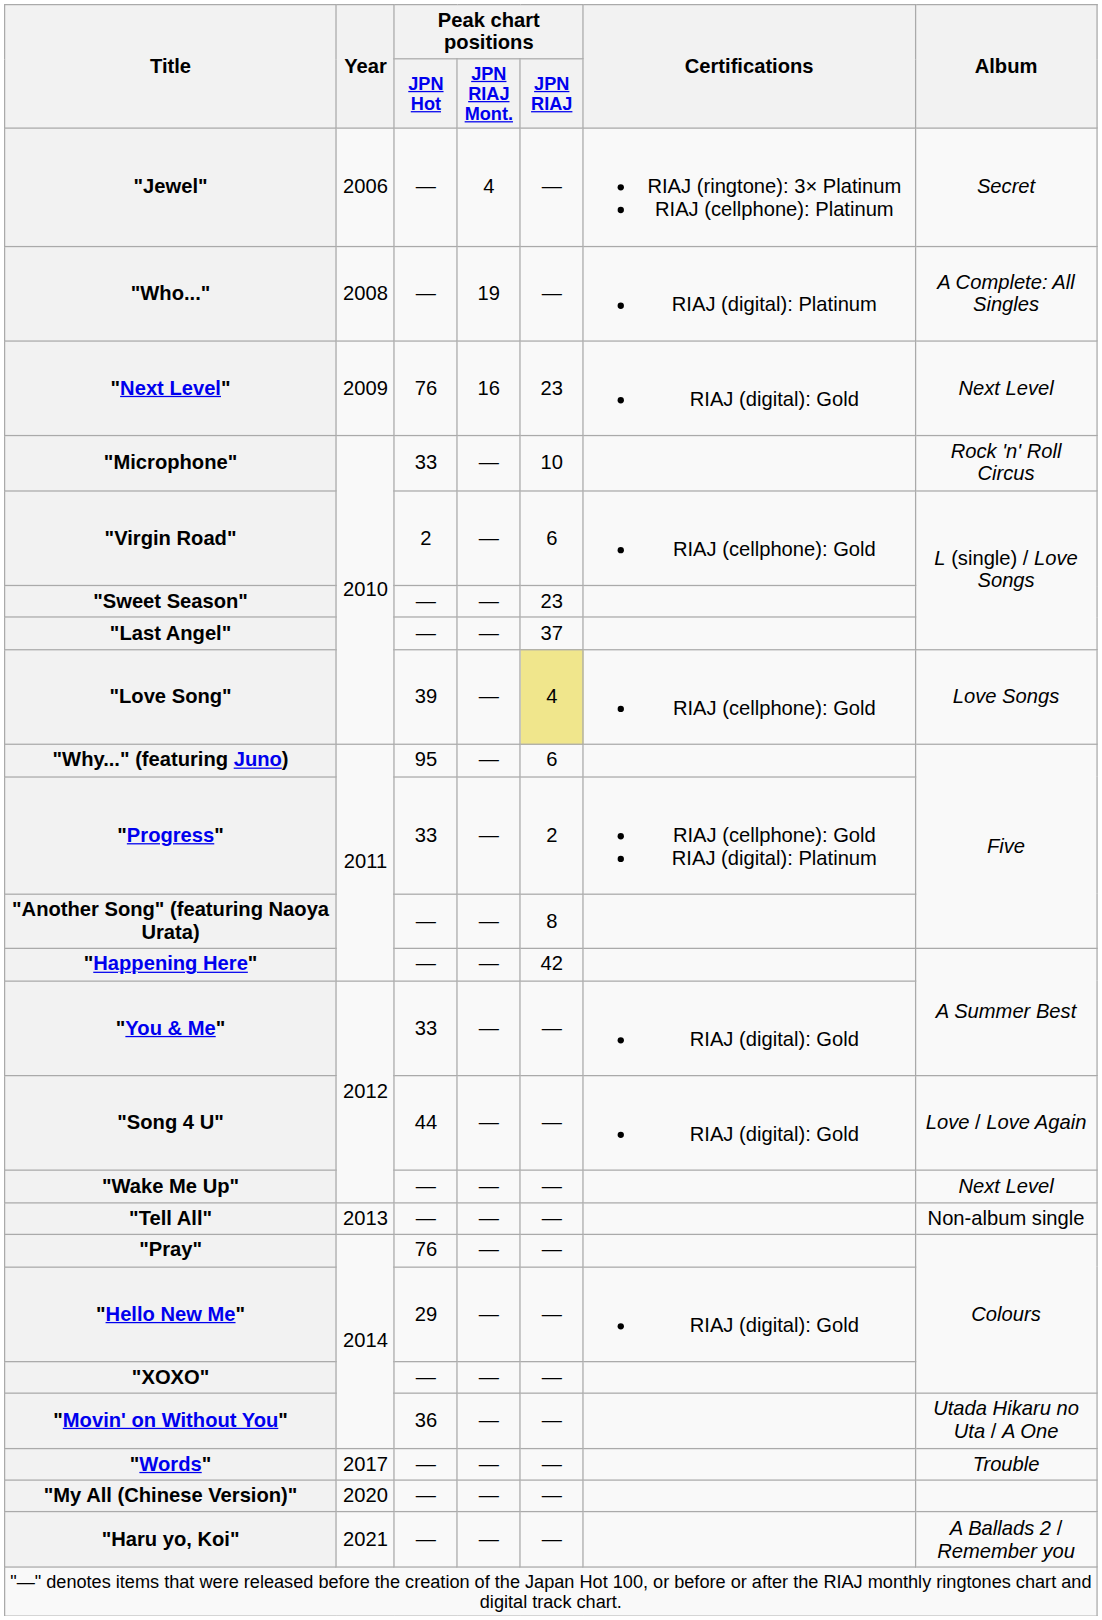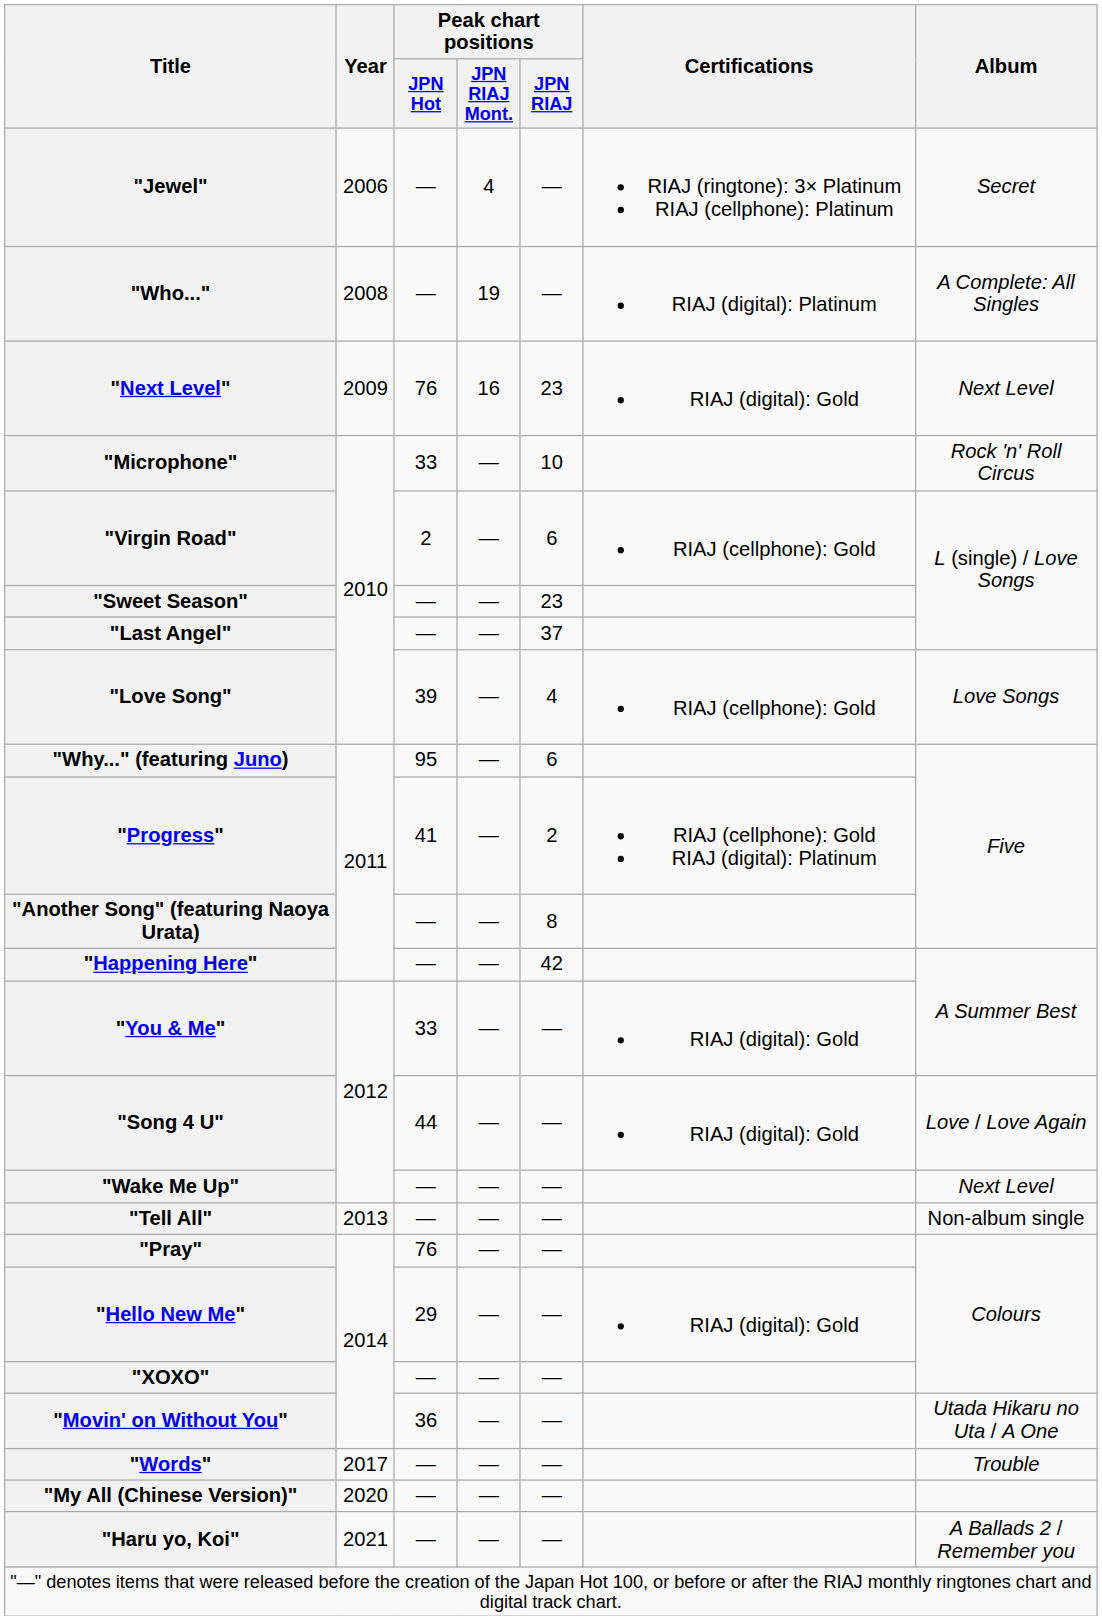(552, 696) khaki background -> (552, 696) no background
(426, 835) 33 -> (426, 835) 41
